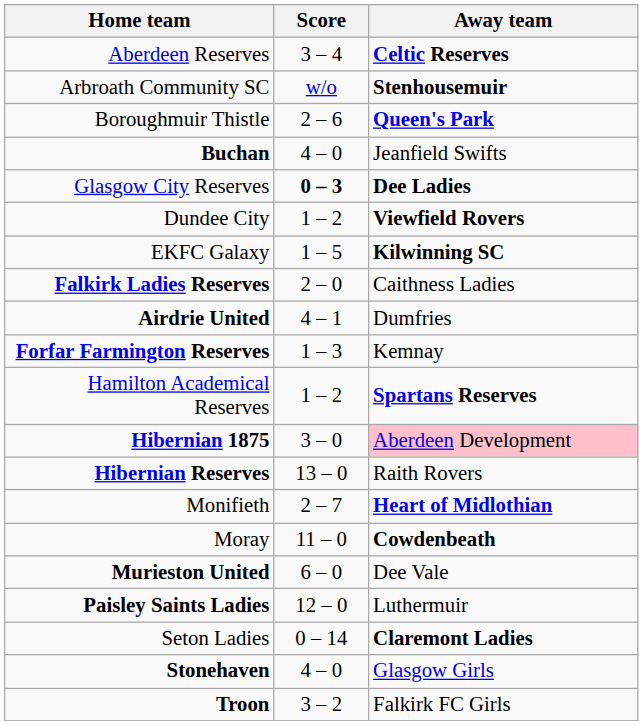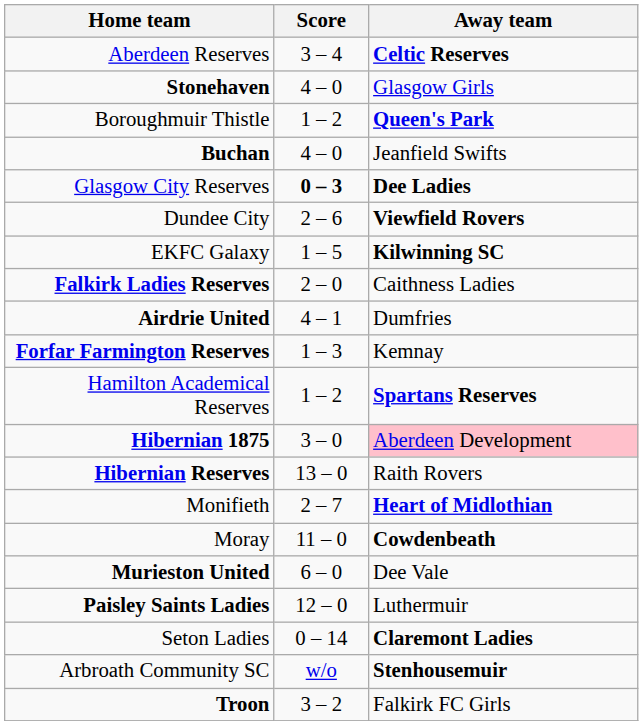rows swapped: (164, 86) <-> (218, 671)
(321, 119) 2 – 6 -> (321, 119) 1 – 2
(321, 218) 1 – 2 -> (321, 218) 2 – 6
